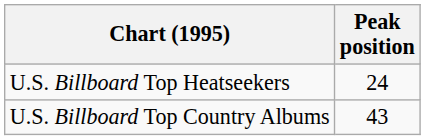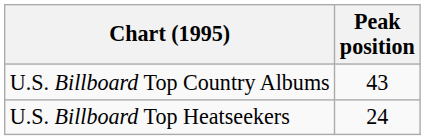rows swapped: (170, 116) <-> (150, 81)
